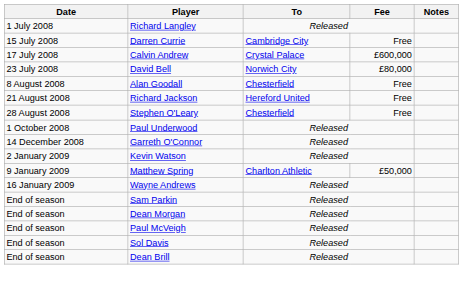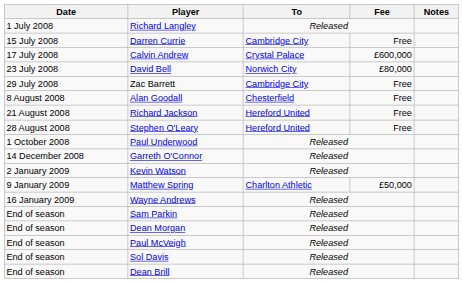+ row: (153, 84)
(270, 113) Chesterfield -> (278, 127) Hereford United
